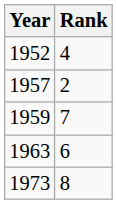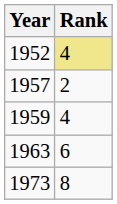(65, 53) no background -> (65, 53) khaki background
(65, 118) 7 -> (65, 118) 4
